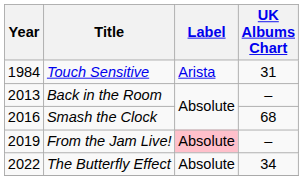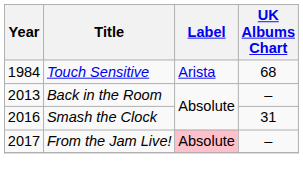(268, 71) 31 -> (268, 71) 68
(268, 118) 68 -> (268, 118) 31
(24, 141) 2019 -> (24, 141) 2017
- row: (109, 164)
